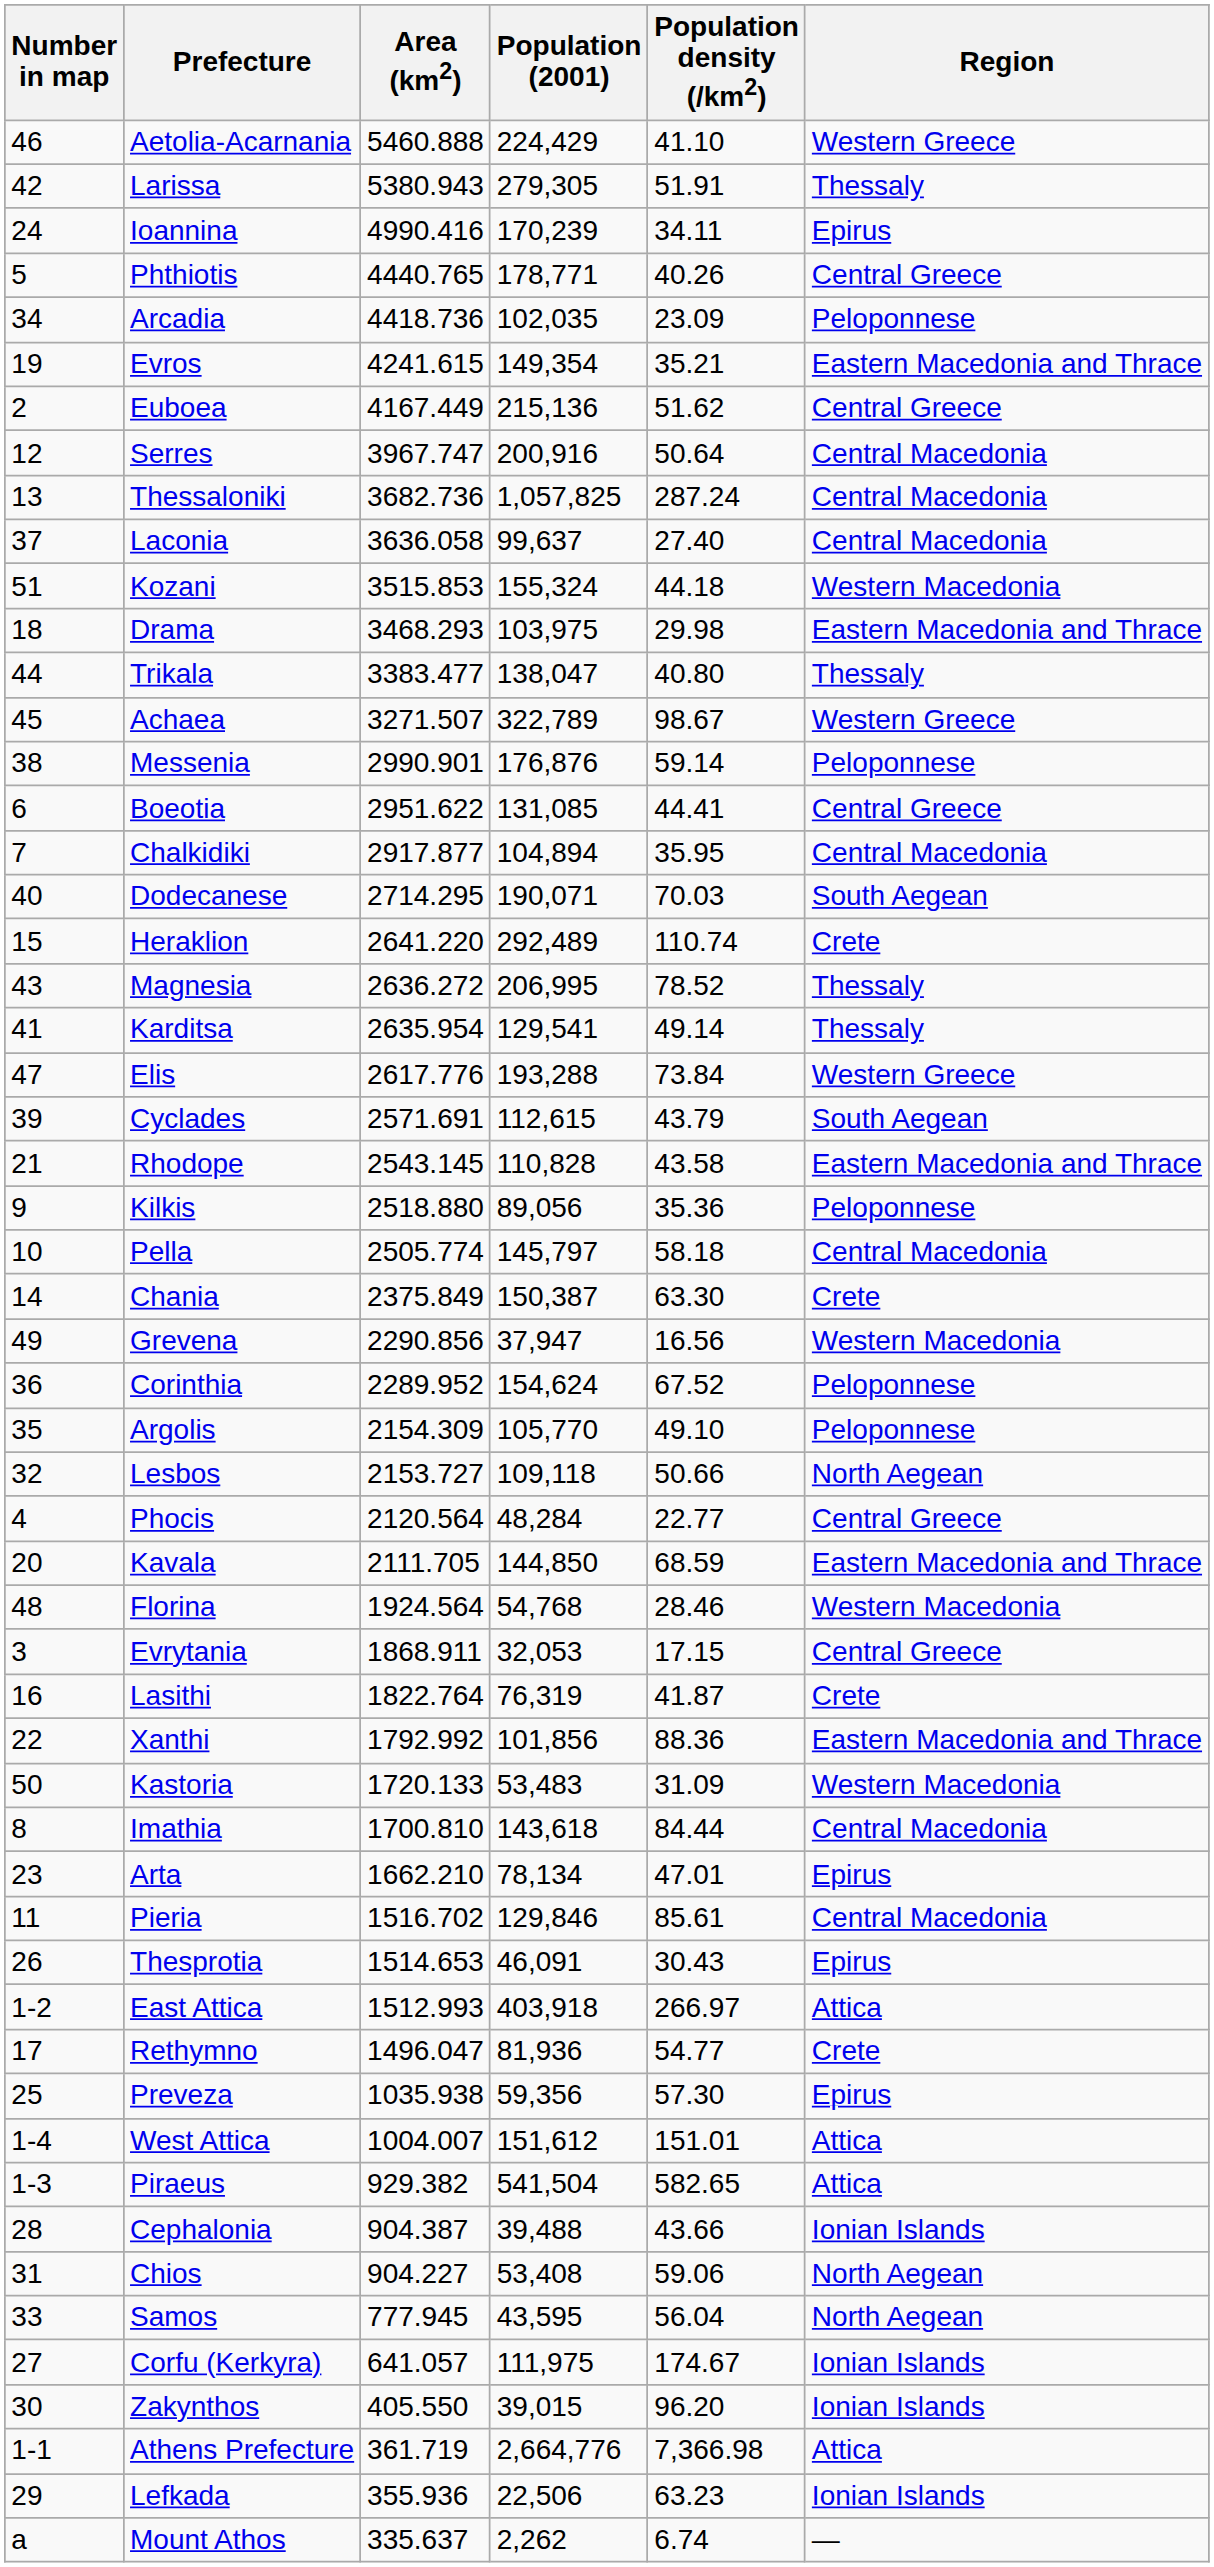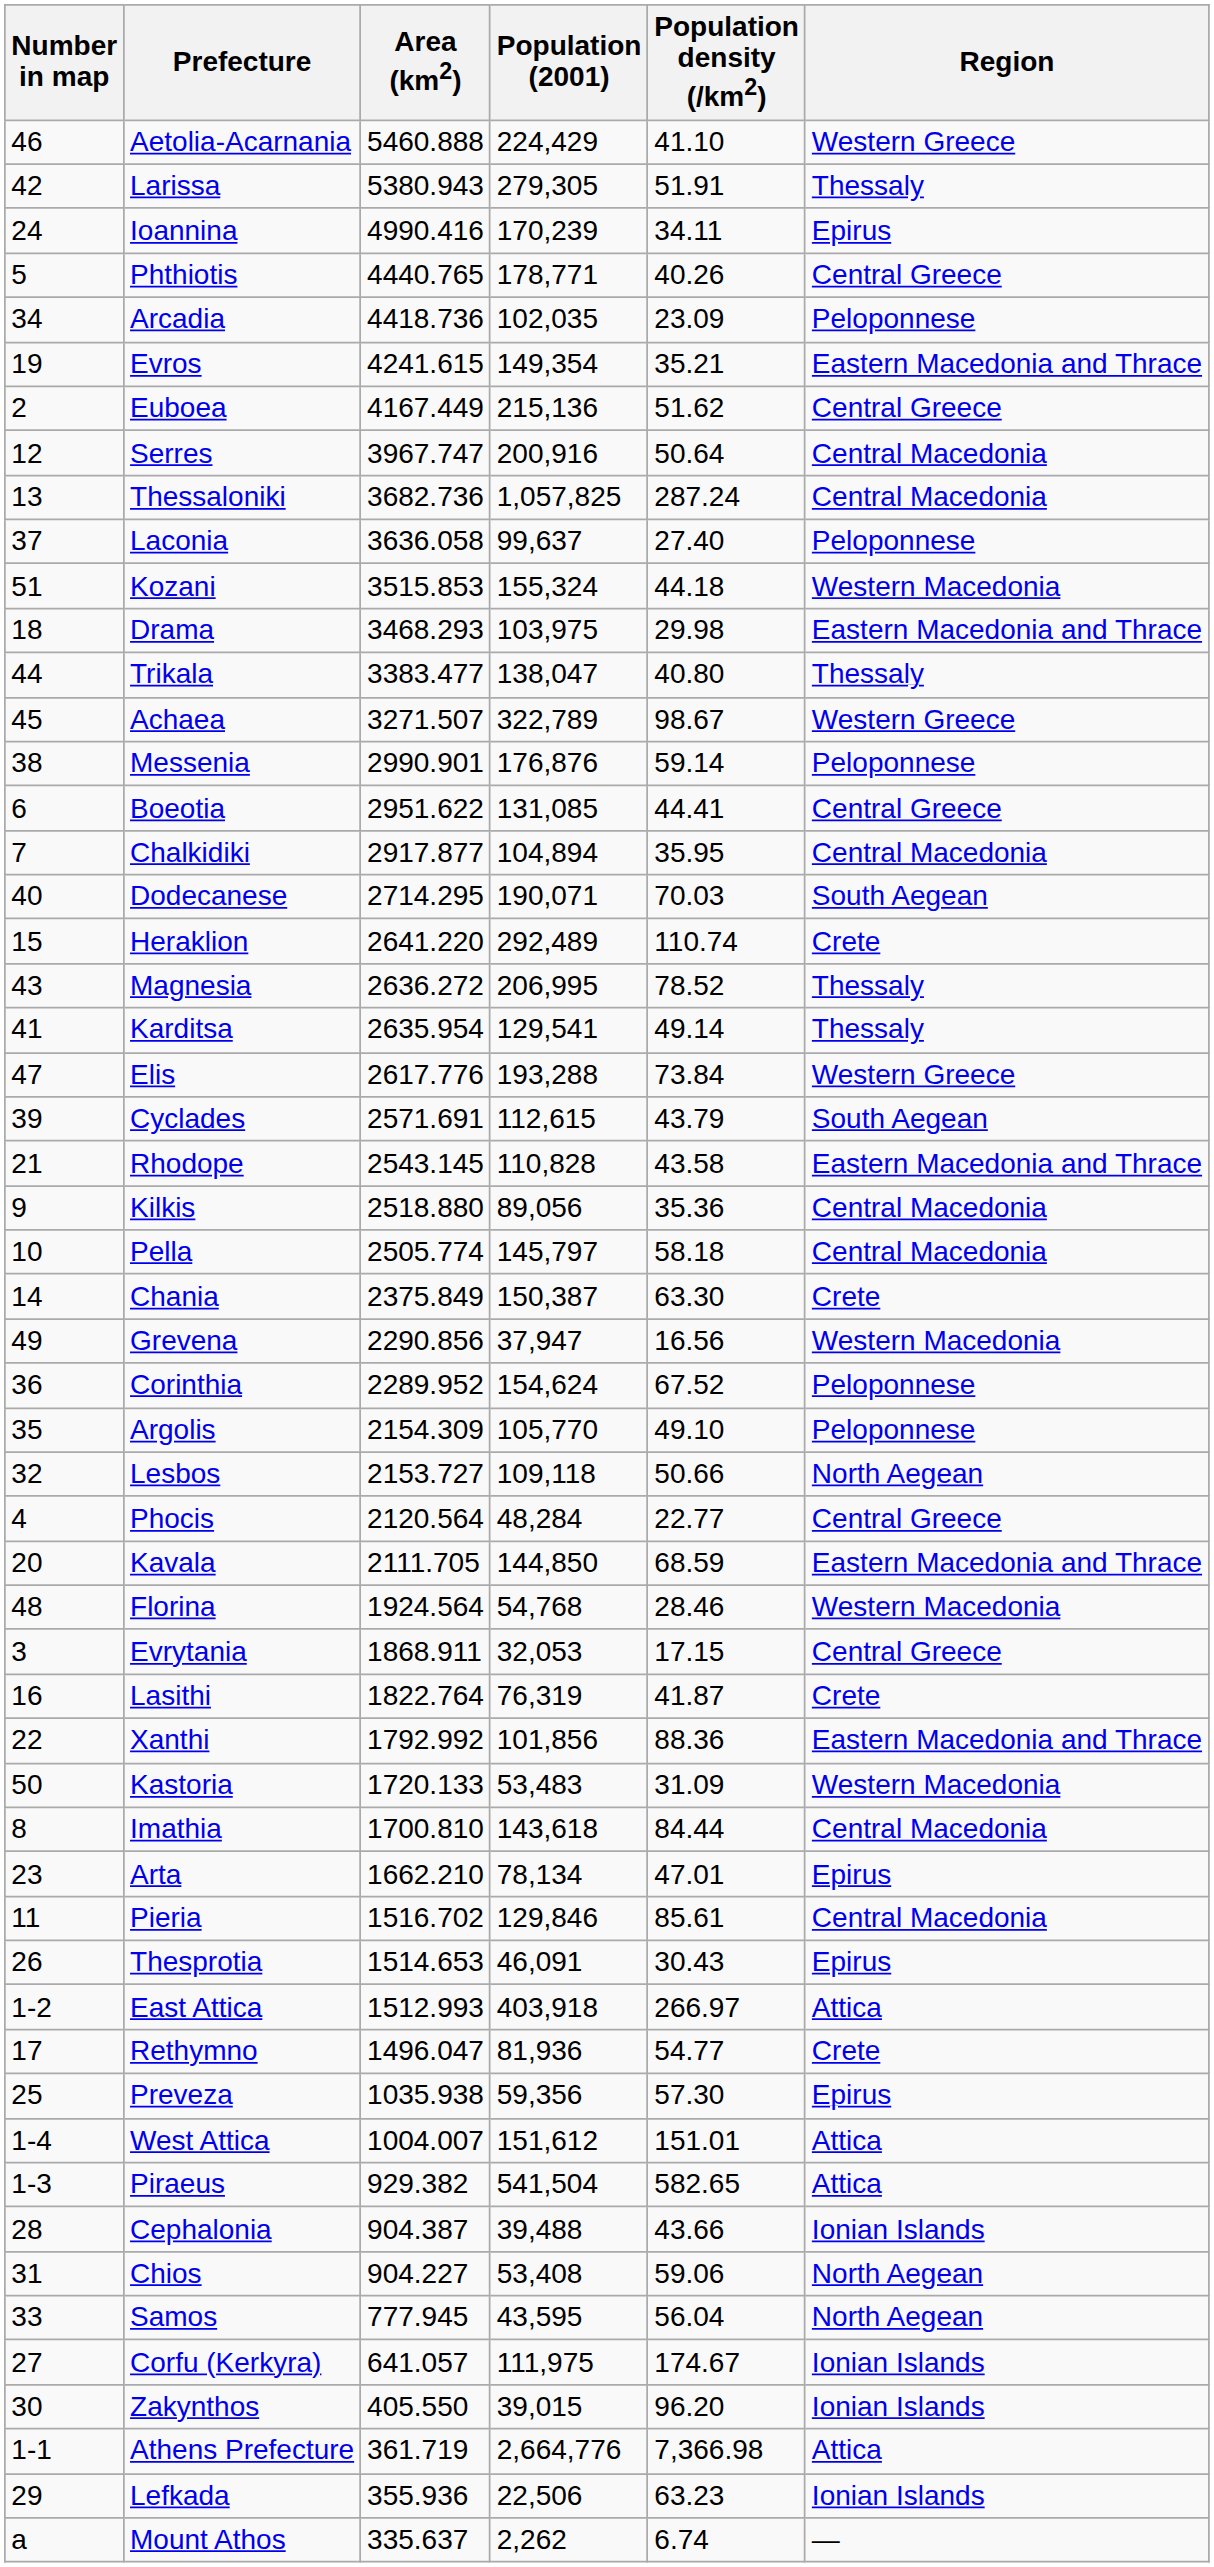(929, 541) Central Macedonia -> (894, 541) Peloponnese
(894, 1207) Peloponnese -> (929, 1207) Central Macedonia
